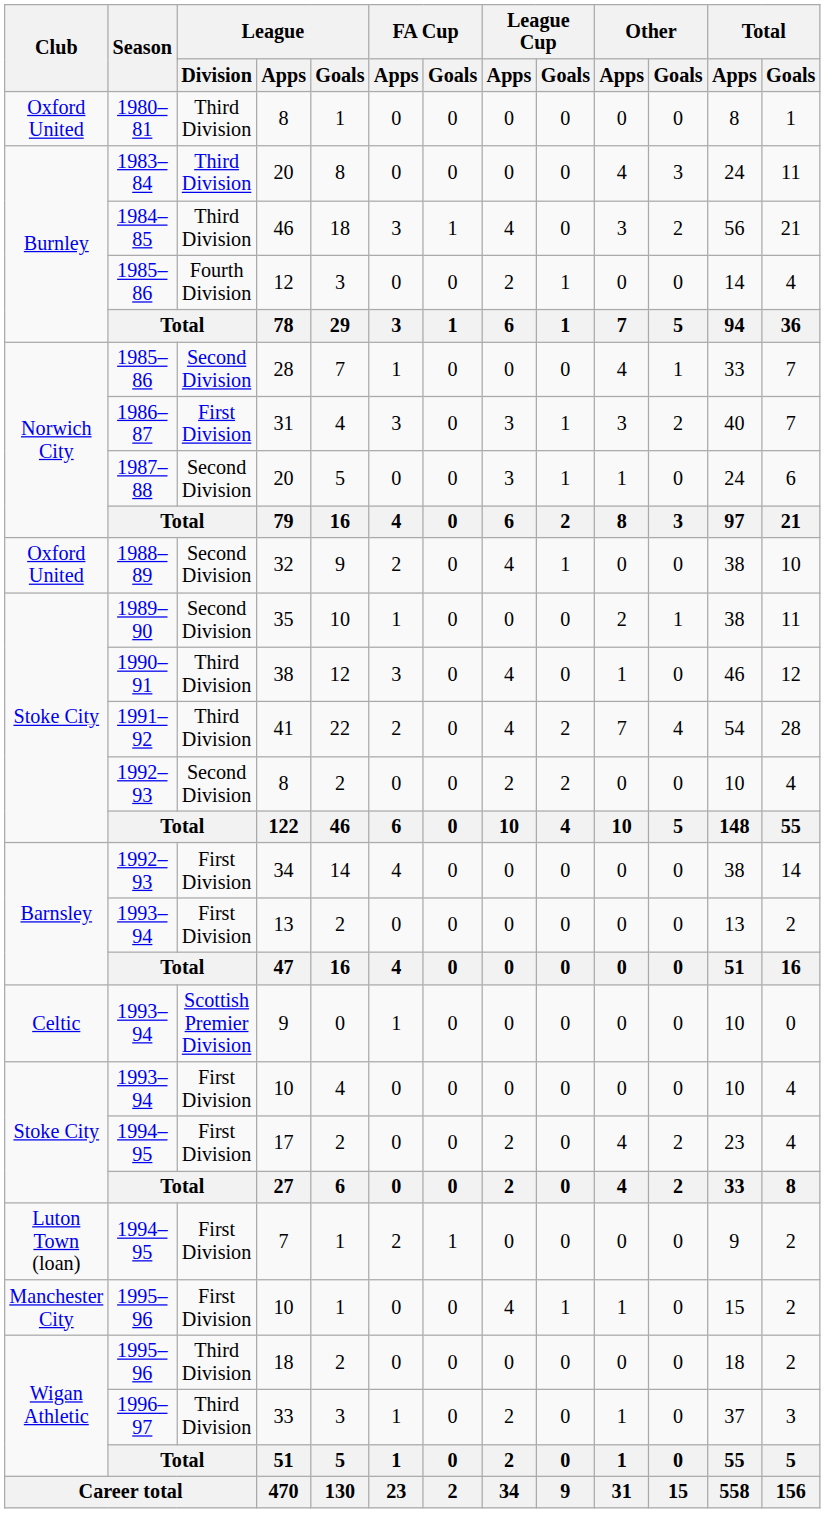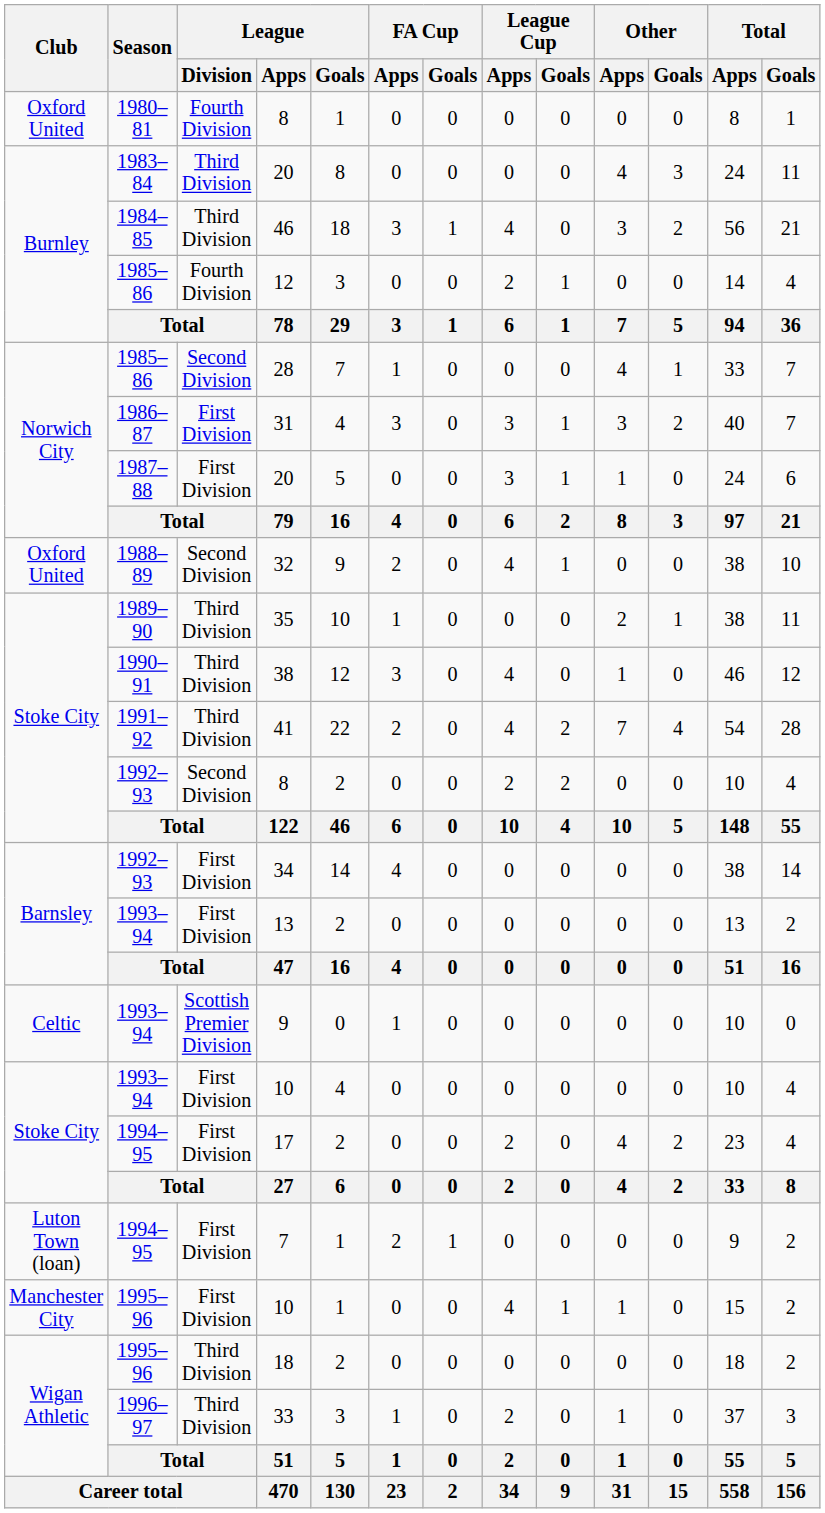(217, 118) Third Division -> (217, 118) Fourth Division
(217, 478) Second Division -> (217, 478) First Division
(217, 619) Second Division -> (217, 619) Third Division
